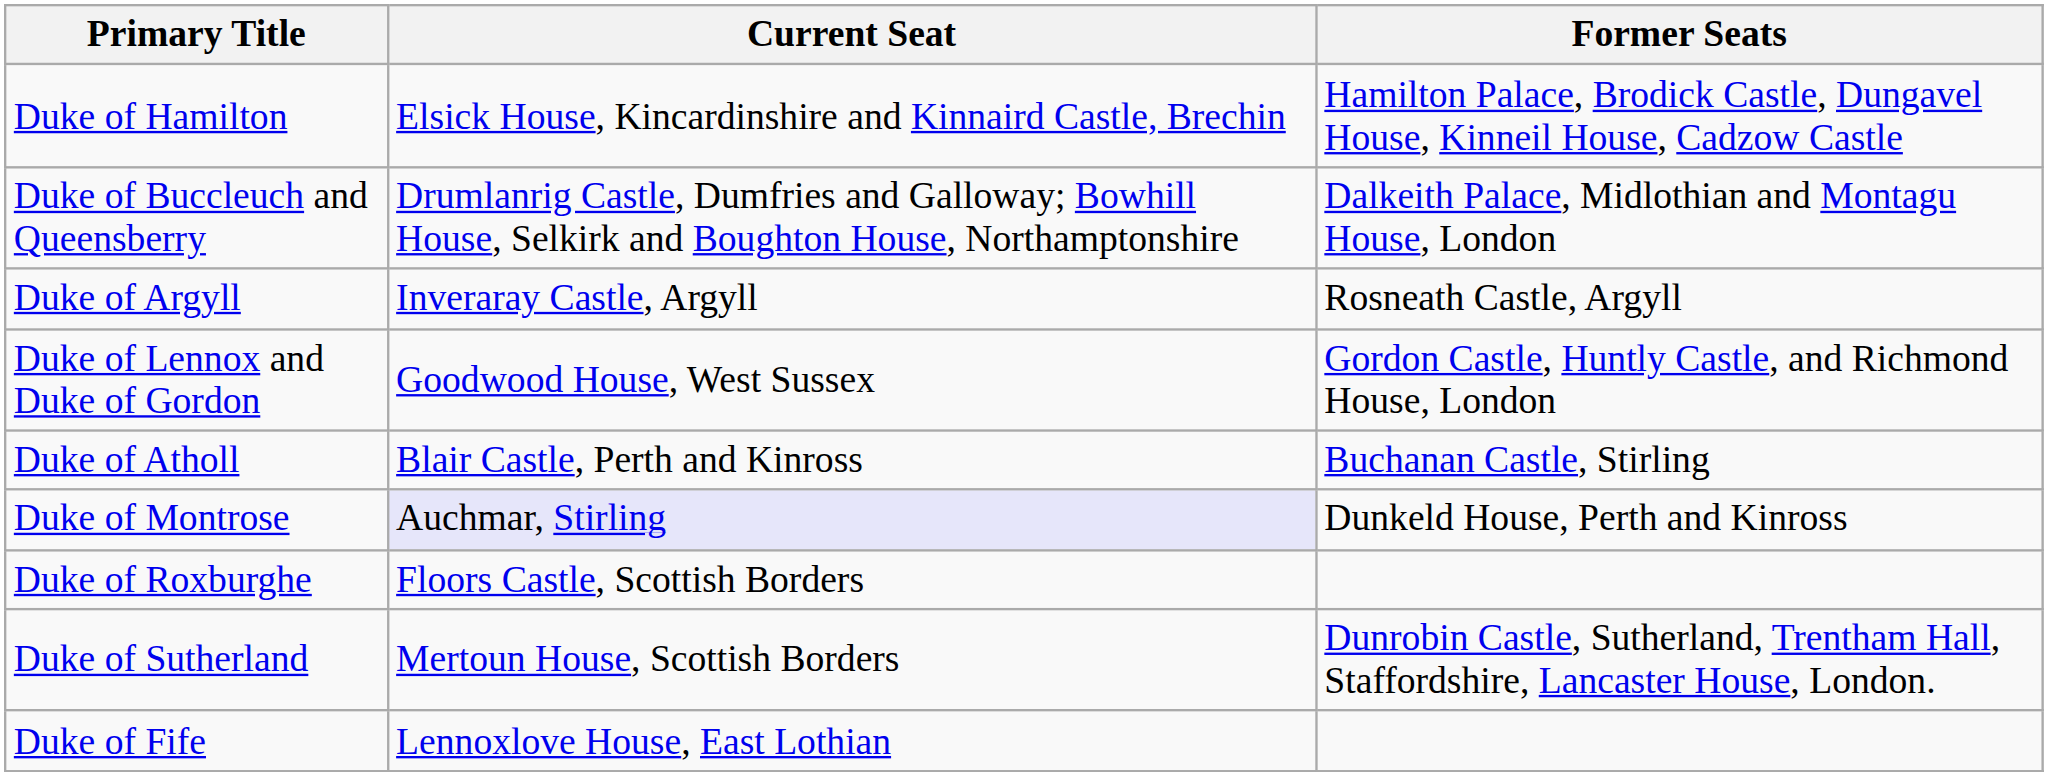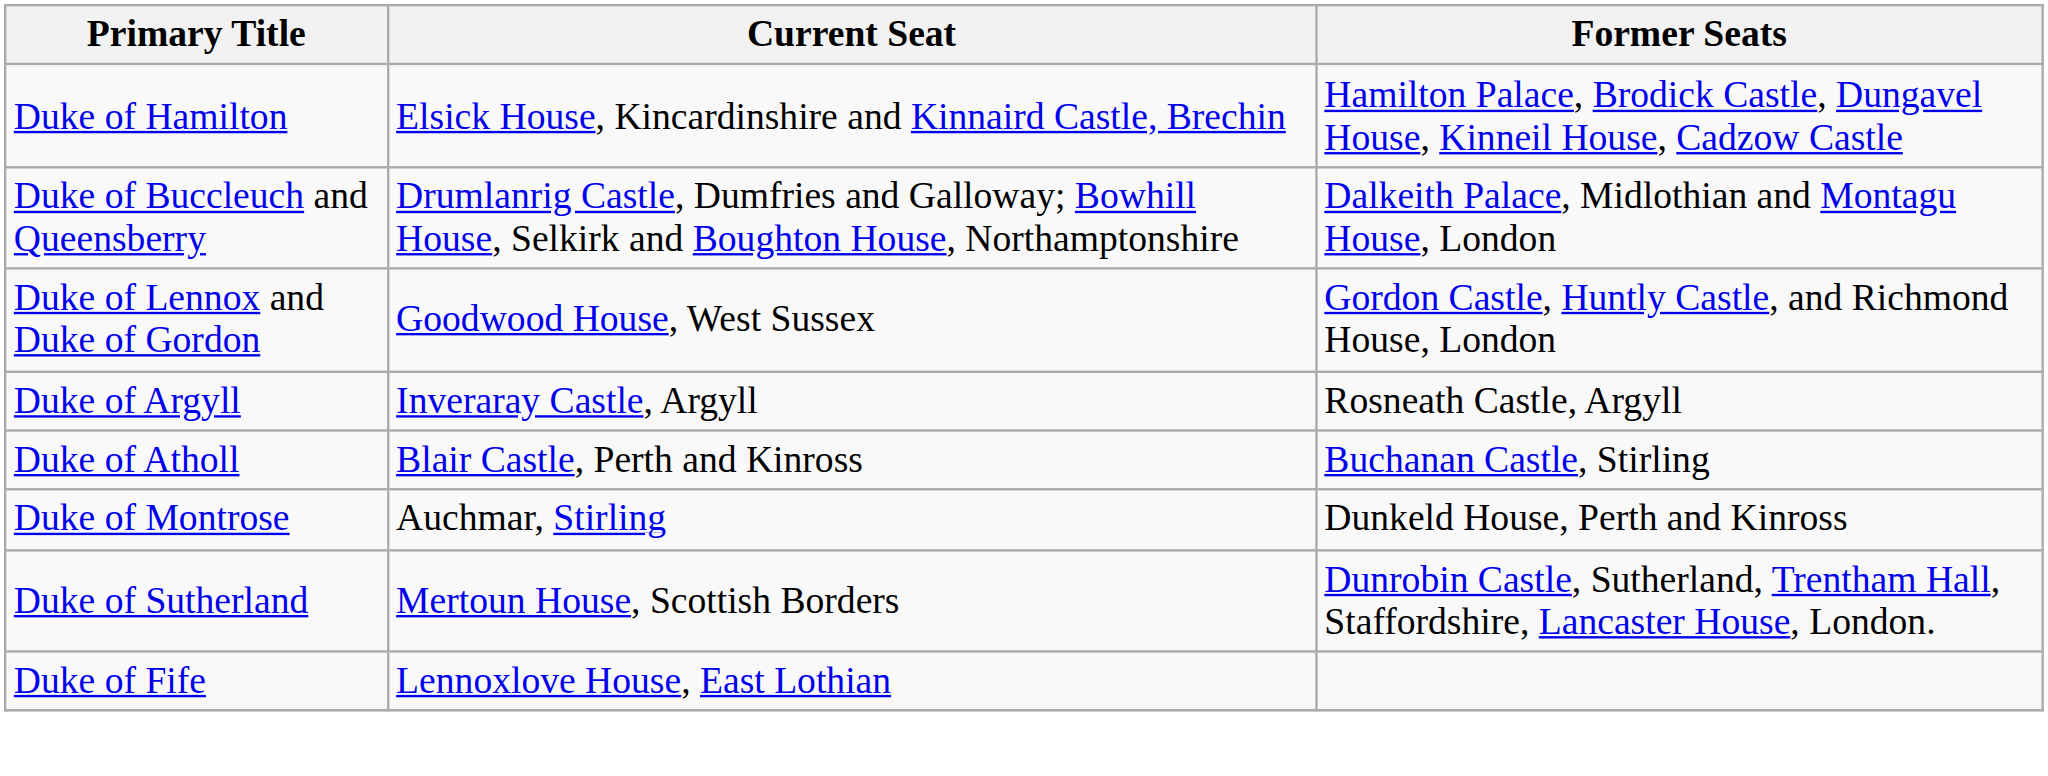rows swapped: (169, 378) <-> (127, 297)
(531, 519) lavender background -> (531, 519) no background
- row: (163, 578)
